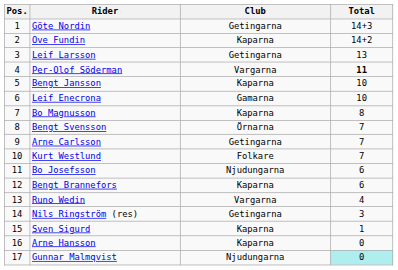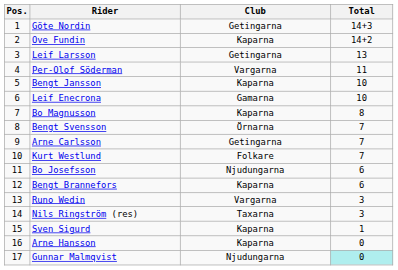(362, 70) bold -> (362, 70) normal
(362, 200) 4 -> (362, 200) 3
(255, 214) Getingarna -> (255, 214) Taxarna
